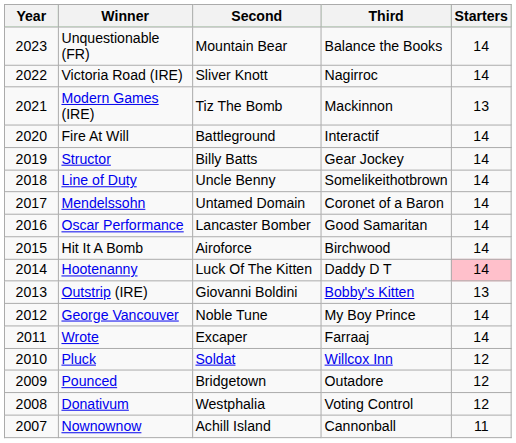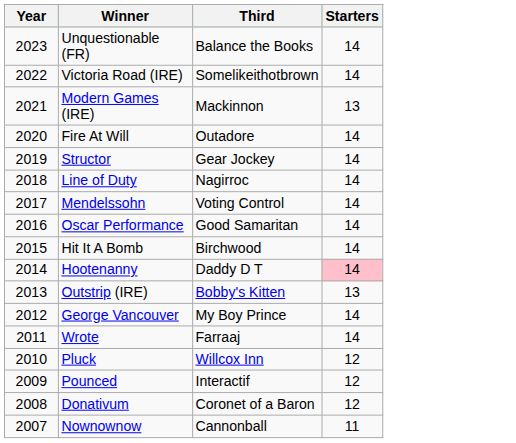- column: (257, 16)
(351, 76) Nagirroc -> (257, 76) Somelikeithotbrown
(352, 137) Interactif -> (225, 137) Outadore
(386, 181) Somelikeithotbrown -> (222, 181) Nagirroc
(384, 203) Coronet of a Baron -> (240, 203) Voting Control
(354, 382) Outadore -> (223, 382) Interactif
(369, 404) Voting Control -> (255, 404) Coronet of a Baron
